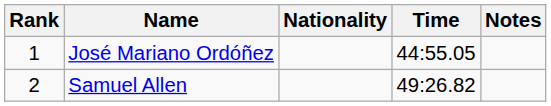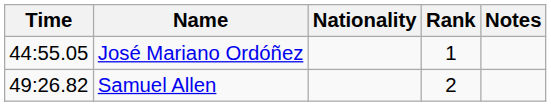columns swapped: (34, 20) <-> (436, 20)
